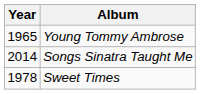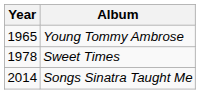rows swapped: (81, 78) <-> (118, 57)
